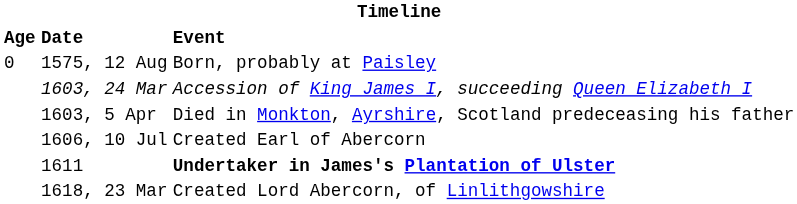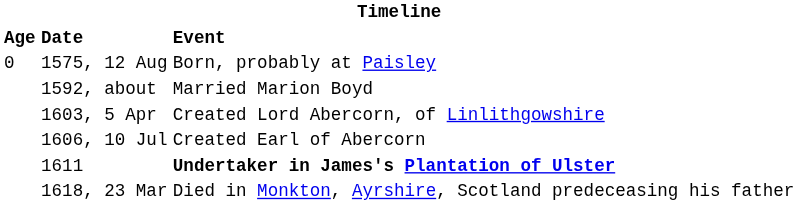+ row: (99, 89)
- row: (104, 89)
(484, 115) Died in Monkton, Ayrshire, Scotland predeceasing his father -> (389, 115) Created Lord Abercorn, of Linlithgowshire
(389, 192) Created Lord Abercorn, of Linlithgowshire -> (484, 192) Died in Monkton, Ayrshire, Scotland predeceasing his father
